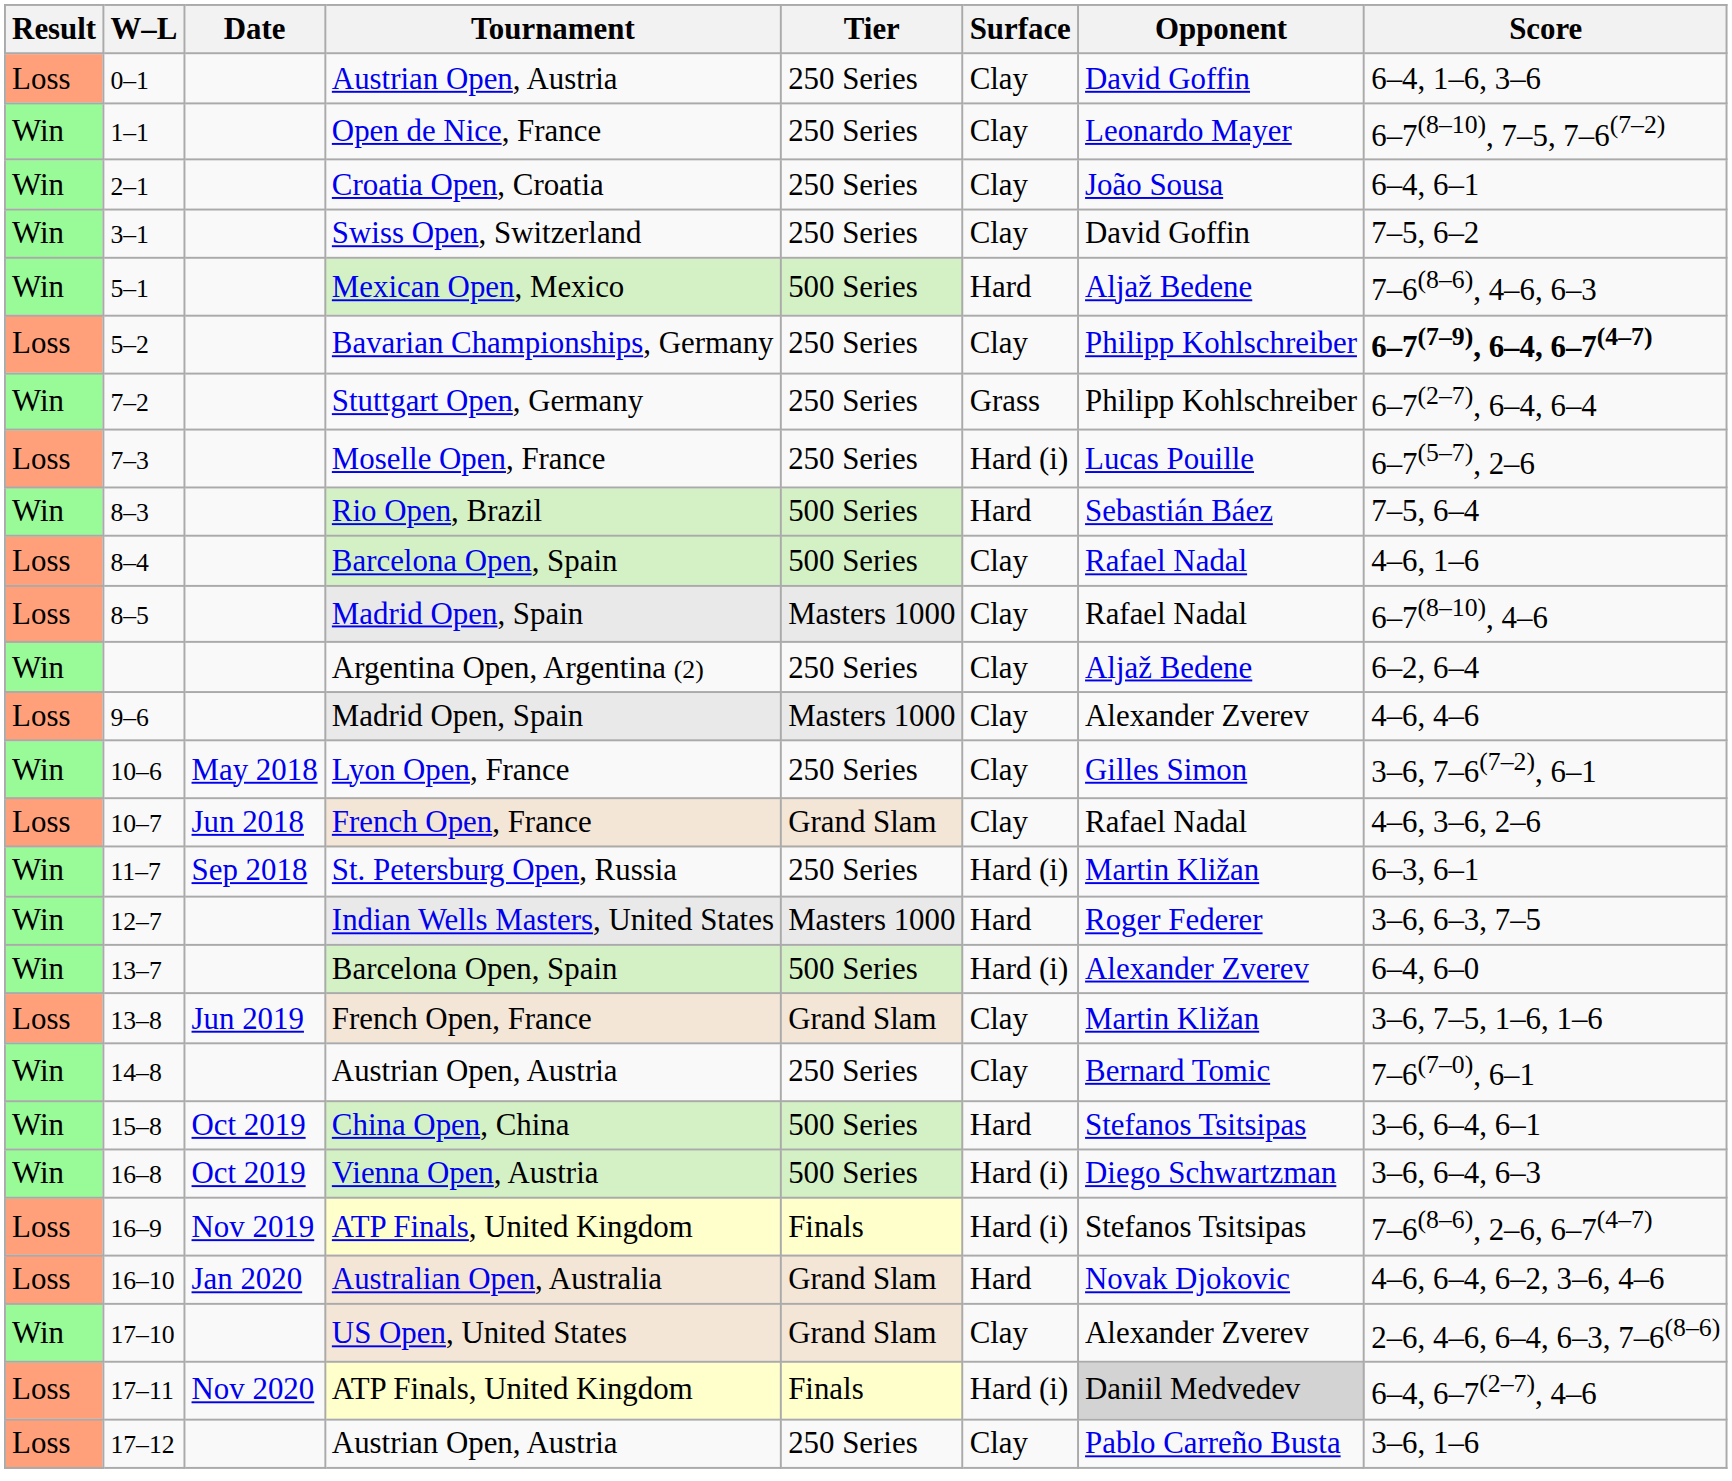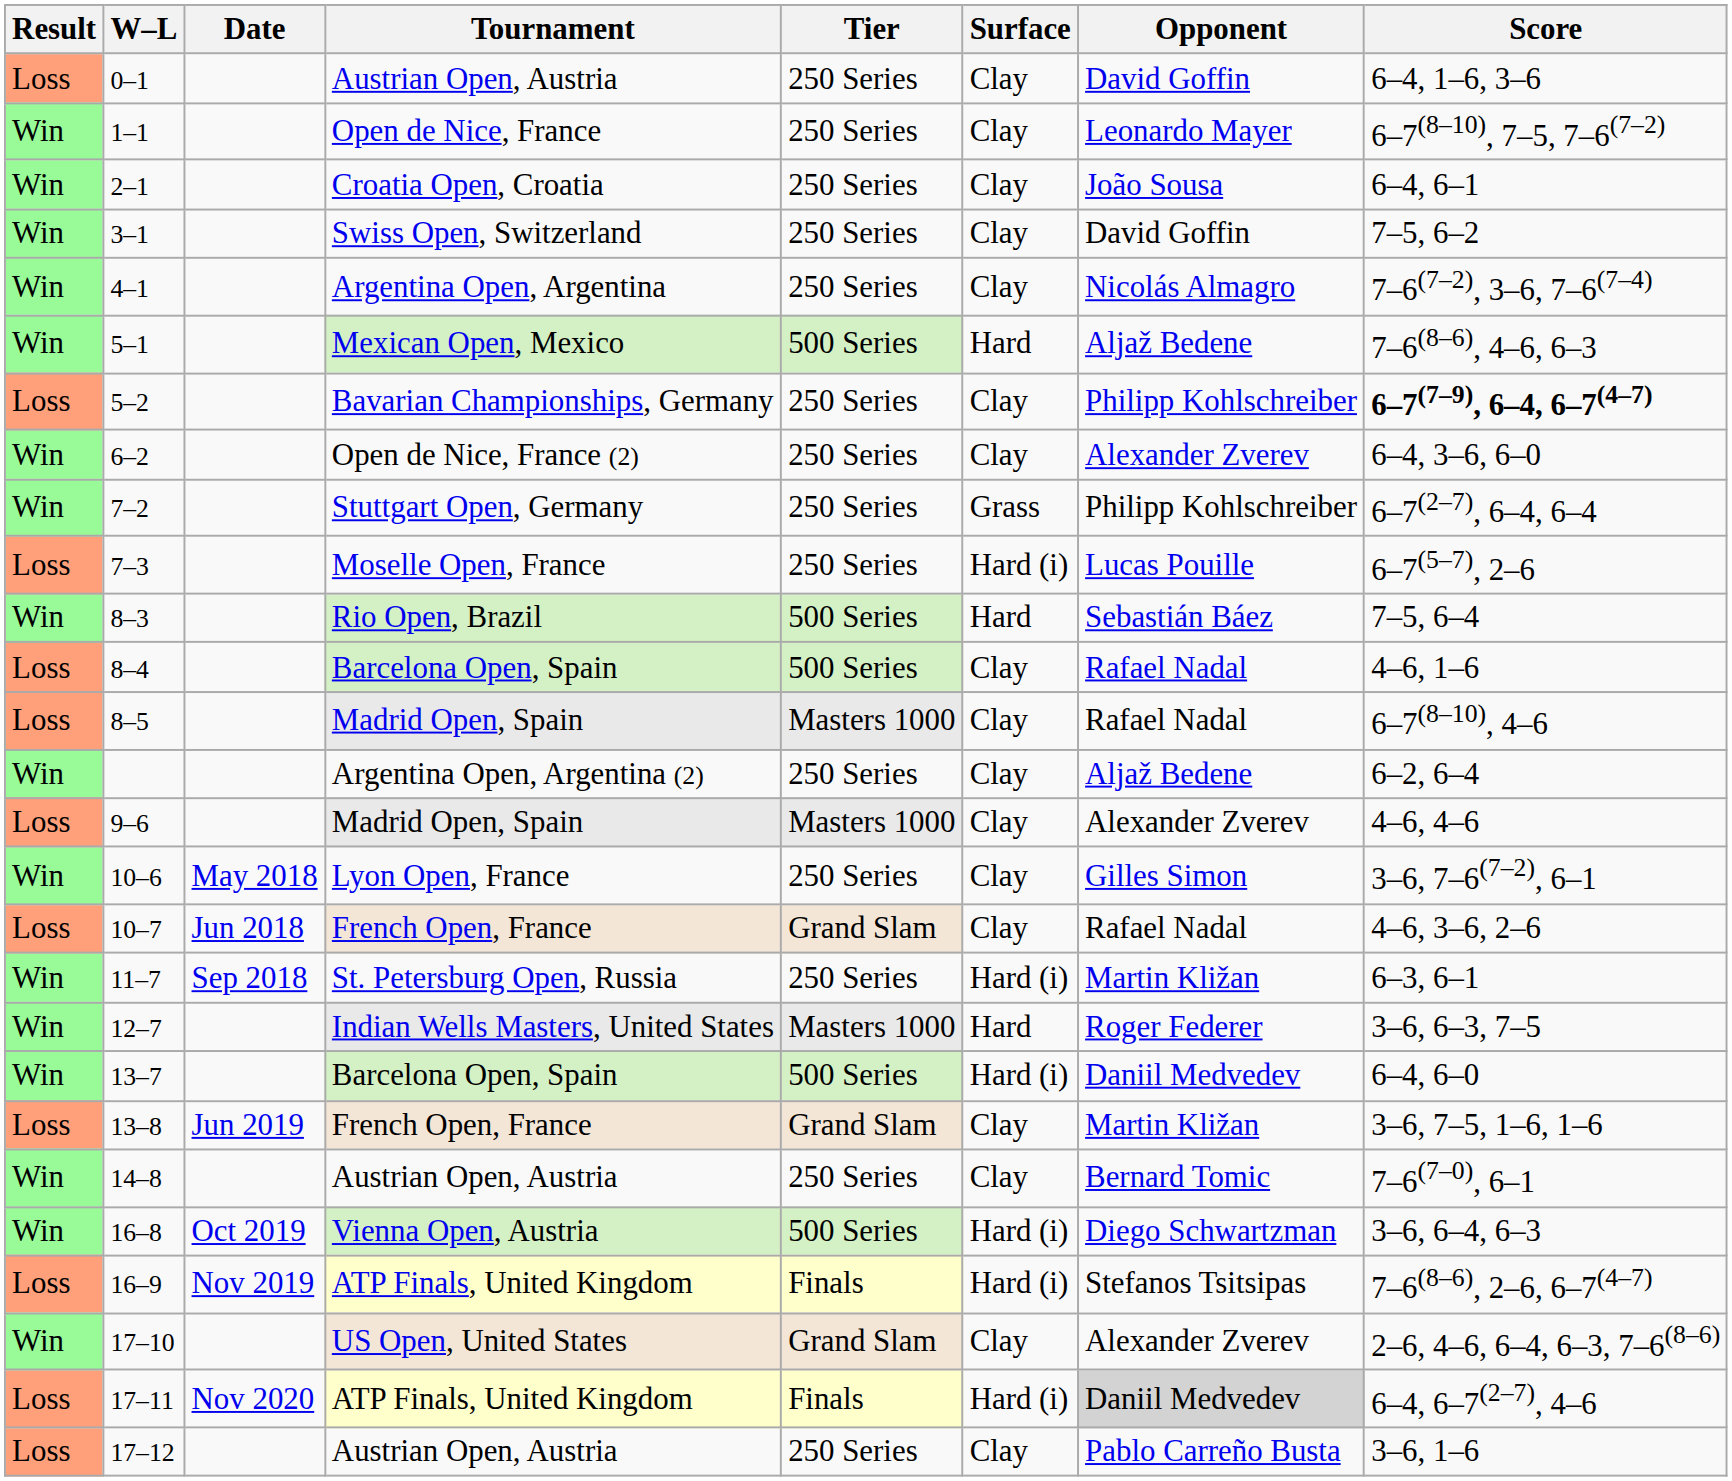+ row: (130, 288)
+ row: (130, 456)
(1197, 968) Alexander Zverev -> (1193, 1075) Daniil Medvedev
- row: (136, 1126)
- row: (143, 1281)
